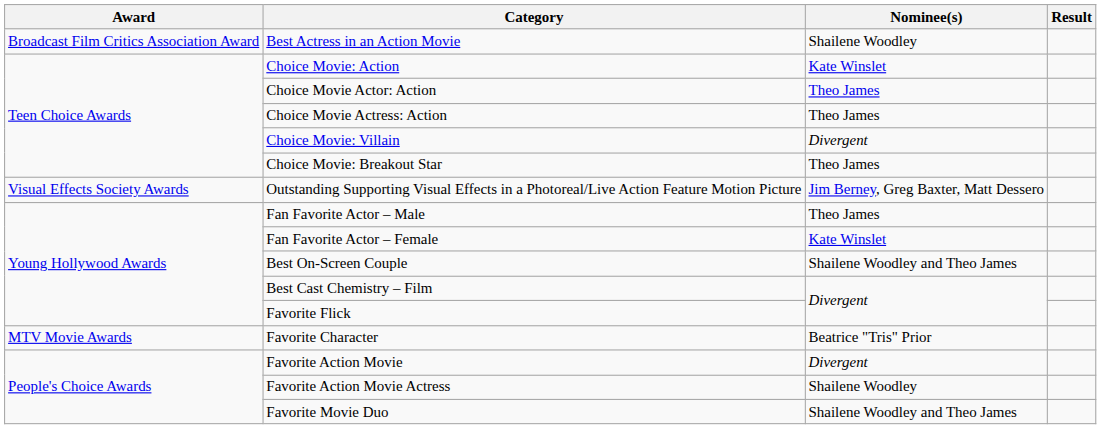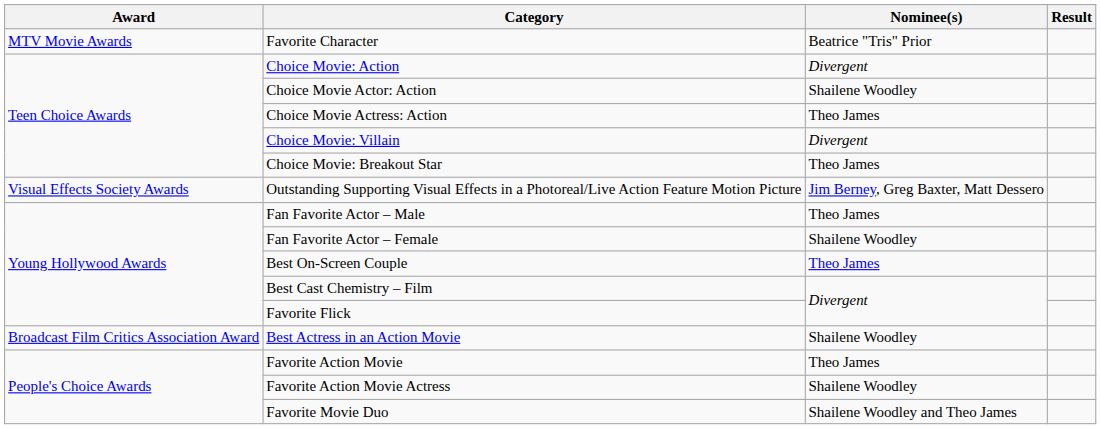rows swapped: (322, 337) <-> (363, 41)
(847, 65) Kate Winslet -> (838, 65) Divergent
(844, 90) Theo James -> (863, 90) Shailene Woodley
(847, 238) Kate Winslet -> (863, 238) Shailene Woodley
(913, 263) Shailene Woodley and Theo James -> (844, 263) Theo James
(838, 361) Divergent -> (844, 361) Theo James
